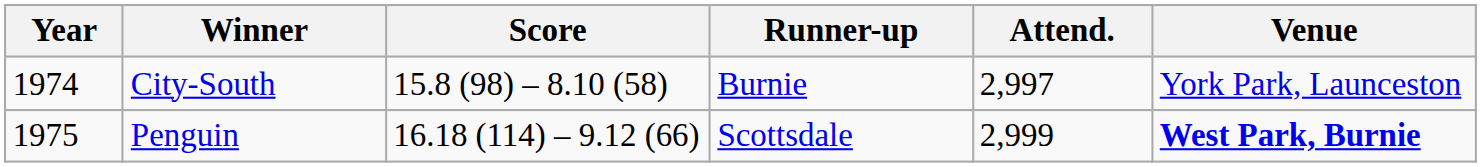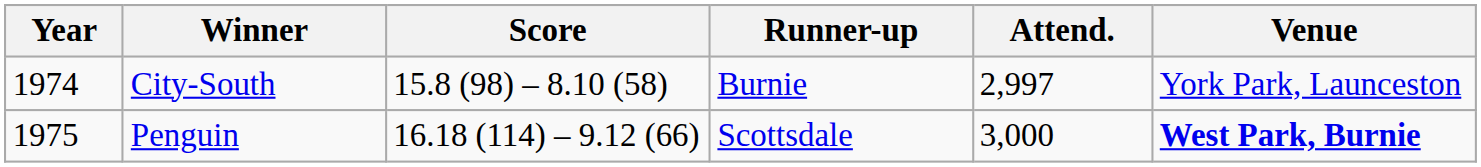(1017, 135) 2,999 -> (1017, 135) 3,000
